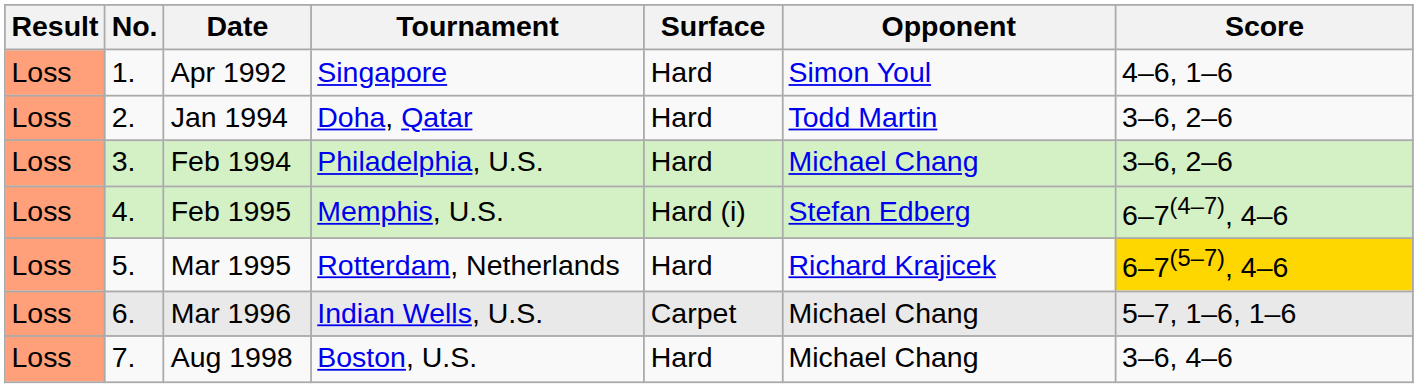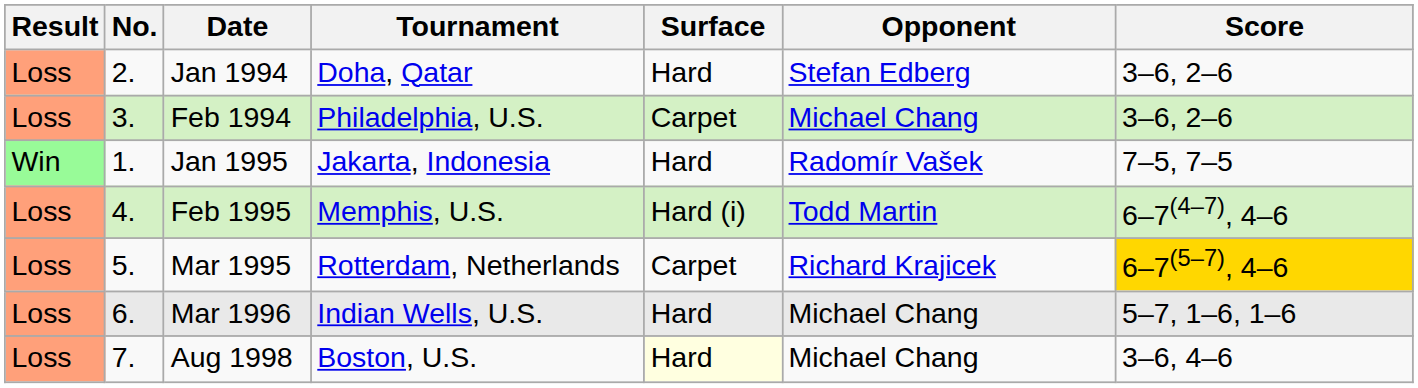- row: (228, 72)
(863, 117) Todd Martin -> (880, 72) Stefan Edberg
(682, 162) Hard -> (694, 117) Carpet
+ row: (229, 162)
(880, 211) Stefan Edberg -> (863, 211) Todd Martin
(682, 264) Hard -> (694, 264) Carpet
(694, 313) Carpet -> (682, 313) Hard
(682, 358) no background -> (682, 358) lightyellow background
